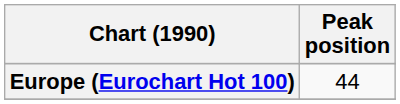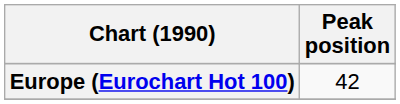(347, 81) 44 -> (347, 81) 42
